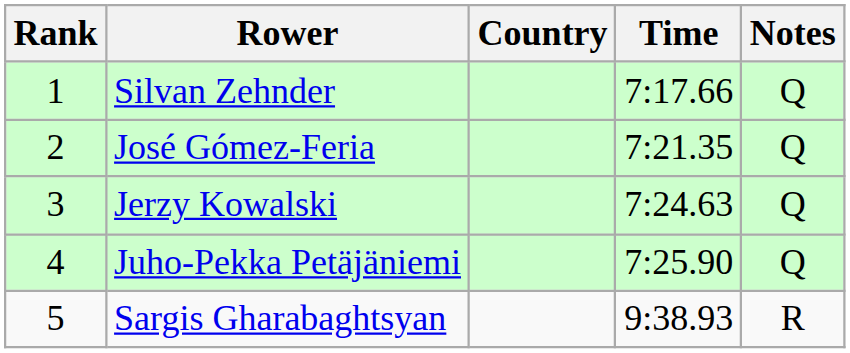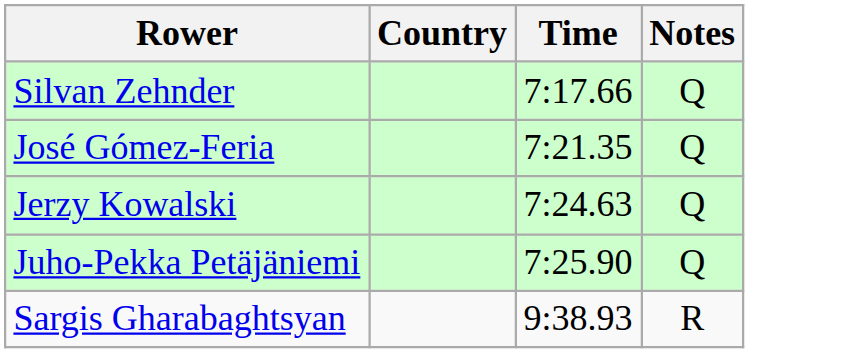- column: (55, 33)
